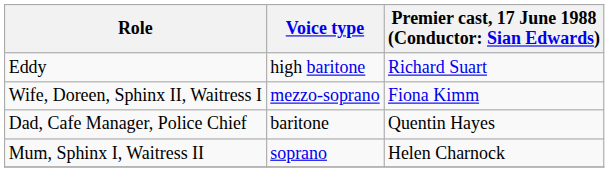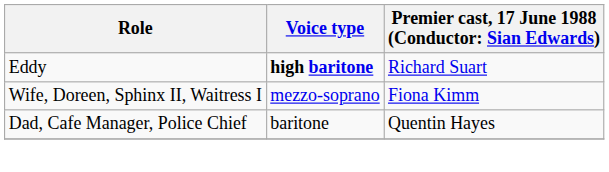(318, 67) normal -> (322, 67) bold
- row: (106, 152)
